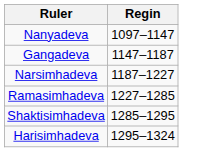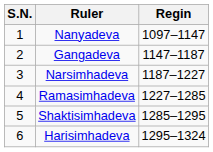+ column: (20, 14)
